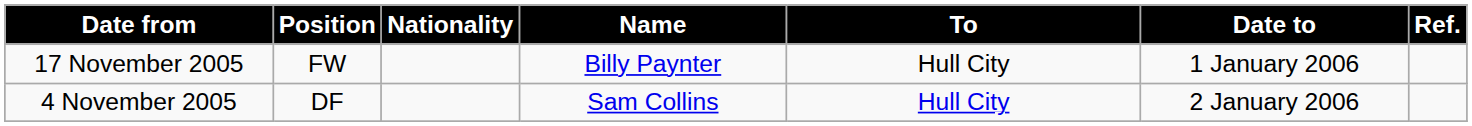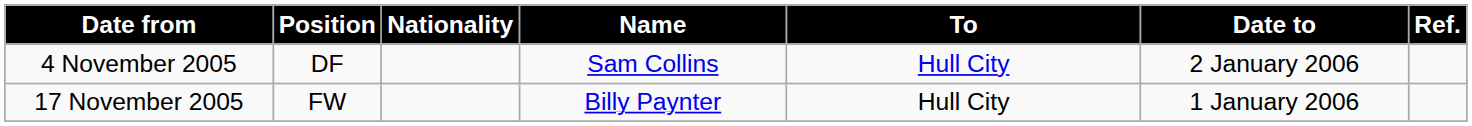rows swapped: (139, 103) <-> (139, 64)
